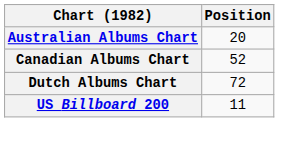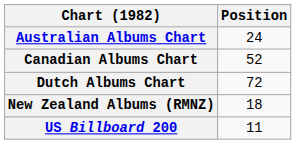(238, 38) 20 -> (254, 38) 24
+ row: (111, 106)
